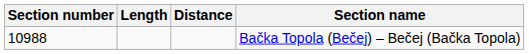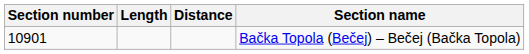(27, 37) 10988 -> (27, 37) 10901
